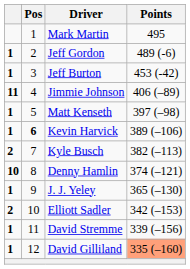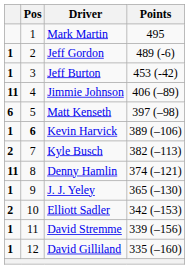(10, 112) 1 -> (10, 112) 6
(13, 170) 10 -> (13, 170) 11
(156, 249) lightsalmon background -> (155, 249) no background
